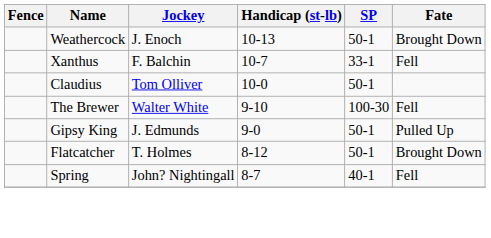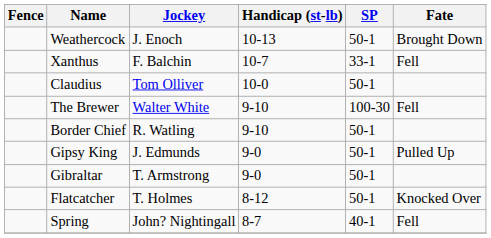+ row: (88, 130)
+ row: (76, 175)
(439, 152) Brought Down -> (439, 198) Knocked Over
